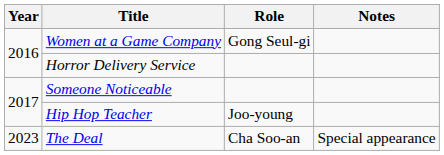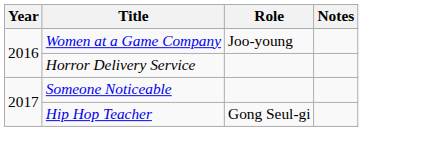(269, 41) Gong Seul-gi -> (261, 41) Joo-young
(261, 114) Joo-young -> (269, 114) Gong Seul-gi
- row: (74, 138)
